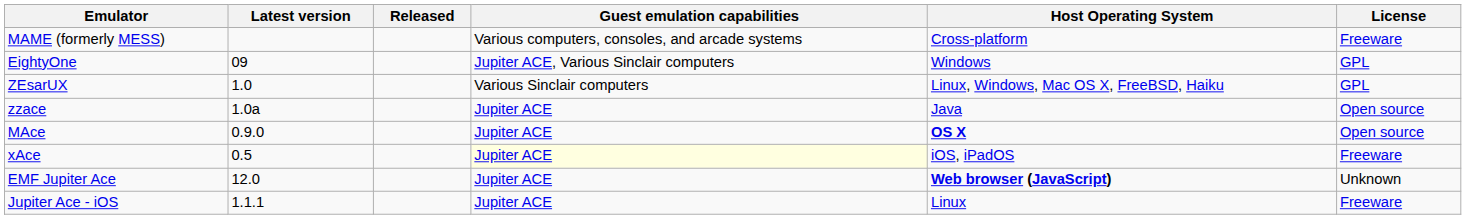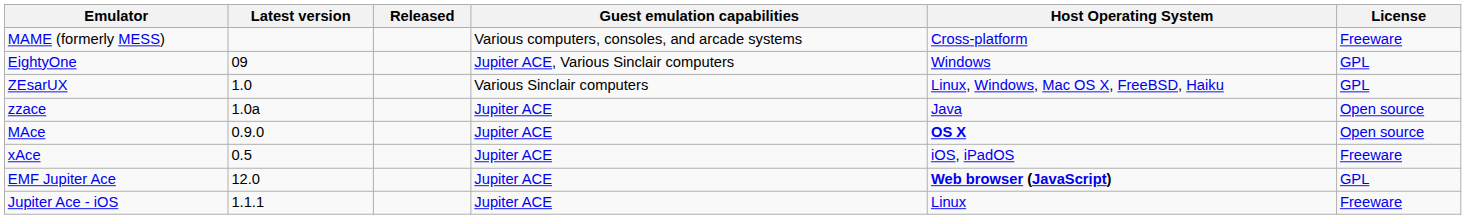(513, 156) lightyellow background -> (513, 156) no background
(1371, 179) Unknown -> (1355, 179) GPL
